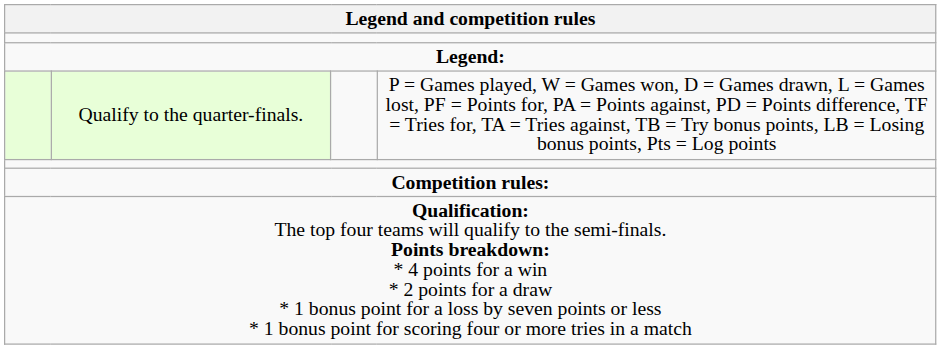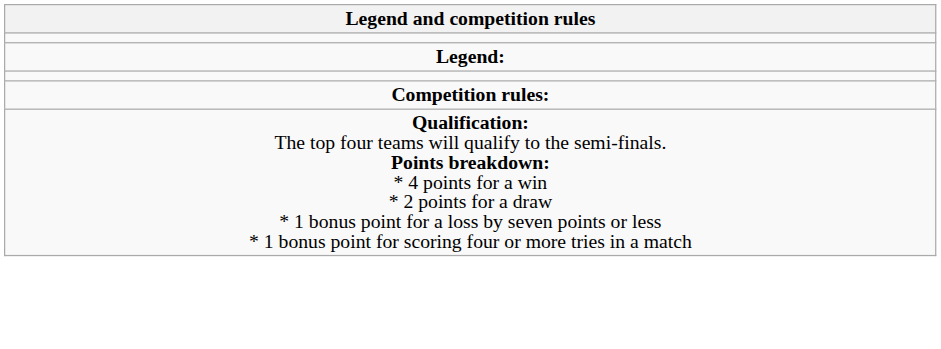- row: (191, 114)
